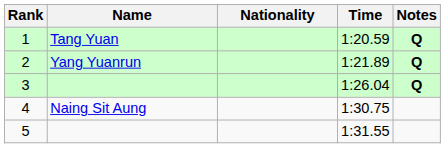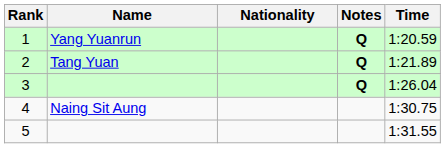columns swapped: (365, 16) <-> (417, 16)
(84, 39) Tang Yuan -> (96, 39) Yang Yuanrun
(96, 62) Yang Yuanrun -> (84, 62) Tang Yuan
